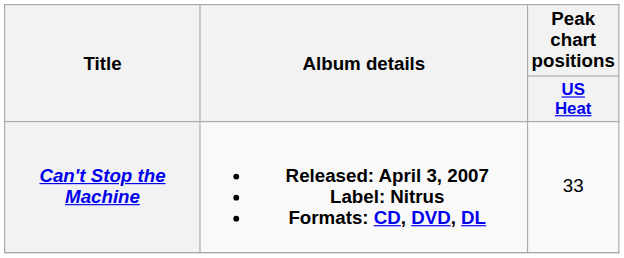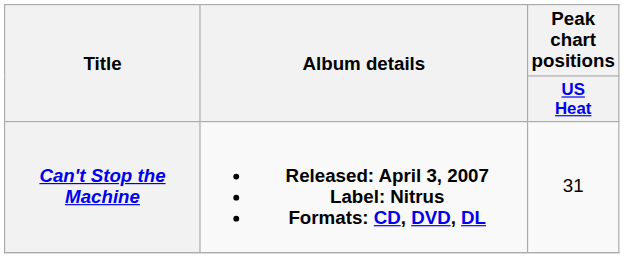(573, 186) 33 -> (573, 186) 31
